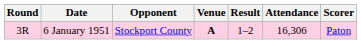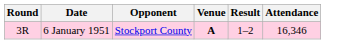- column: (339, 13)
(292, 30) 16,306 -> (292, 30) 16,346
